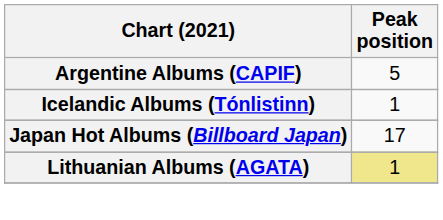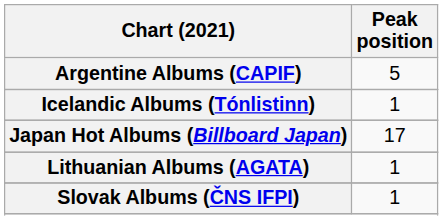(395, 167) khaki background -> (395, 167) no background
+ row: (178, 198)
